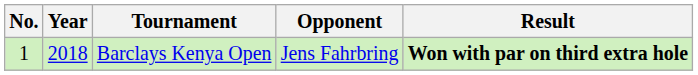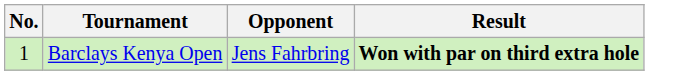- column: (68, 21)
